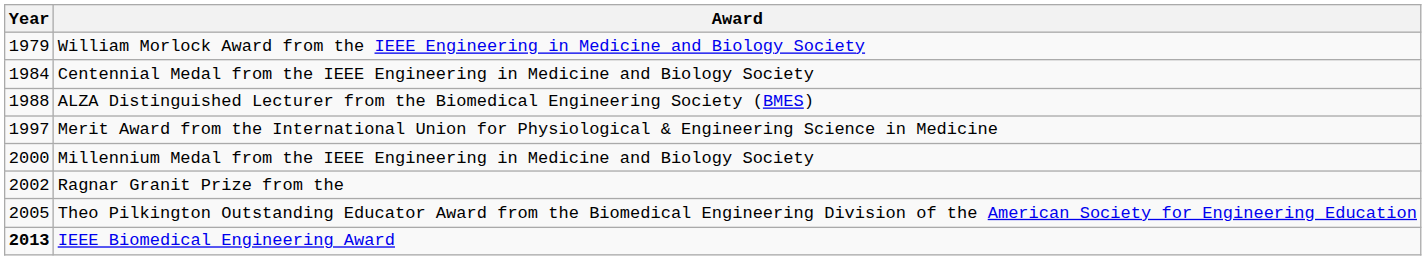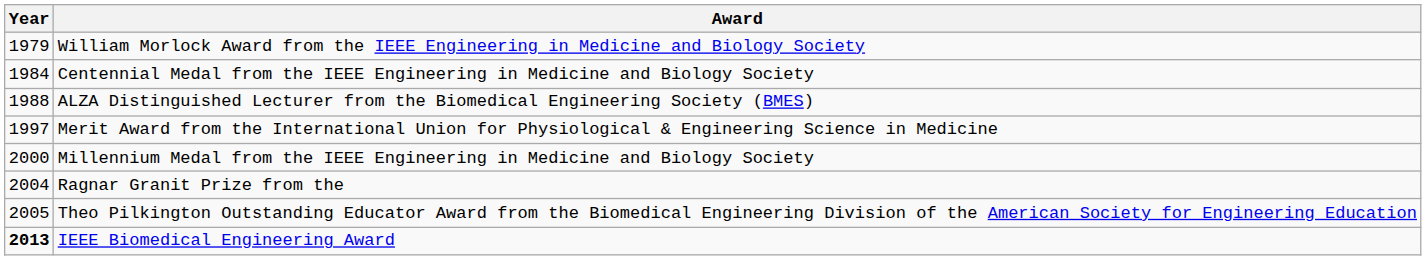(29, 185) 2002 -> (29, 185) 2004
